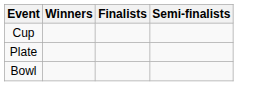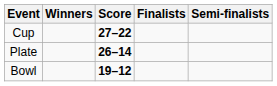+ column: (115, 14)
